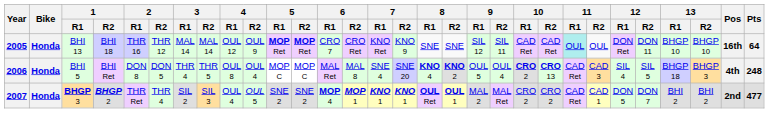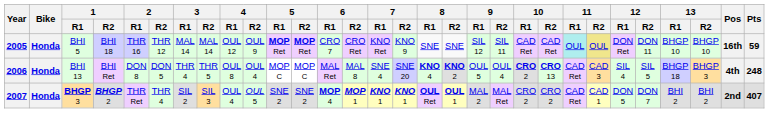(78, 46) BHI 13 -> (78, 46) BHI 5
(599, 46) no background -> (599, 46) khaki background
(754, 46) 64 -> (754, 46) 59
(78, 71) BHI 5 -> (78, 71) BHI 13
(754, 96) 477 -> (754, 96) 407
